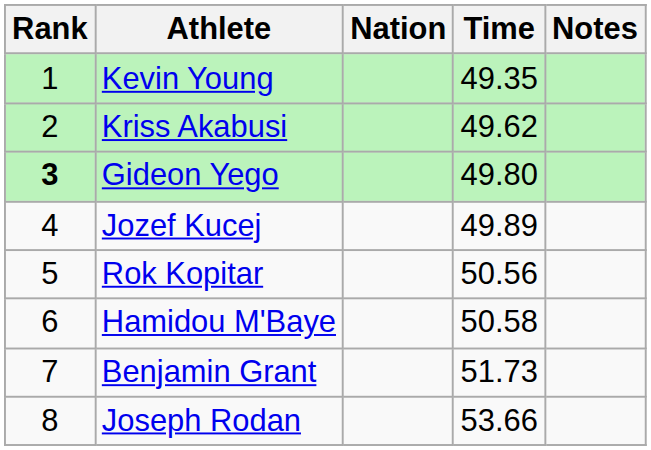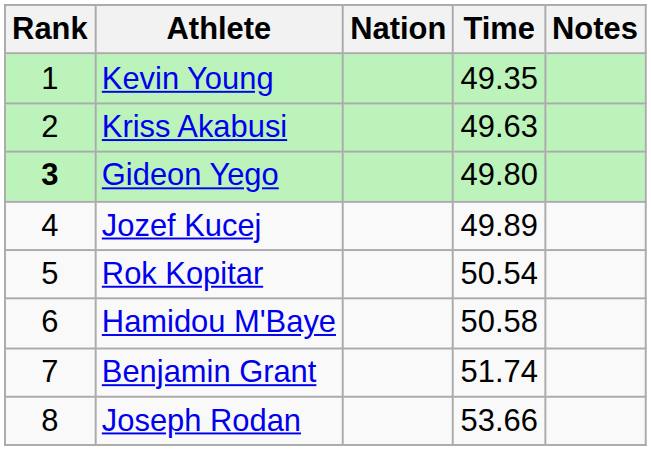(499, 126) 49.62 -> (499, 126) 49.63
(499, 273) 50.56 -> (499, 273) 50.54
(499, 371) 51.73 -> (499, 371) 51.74
